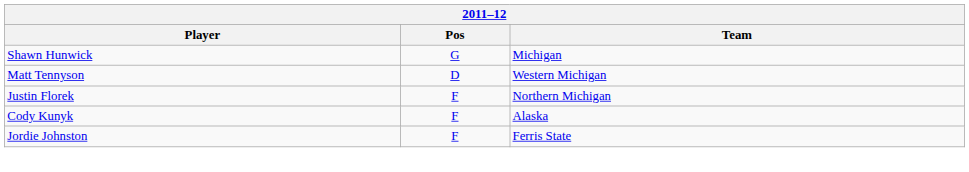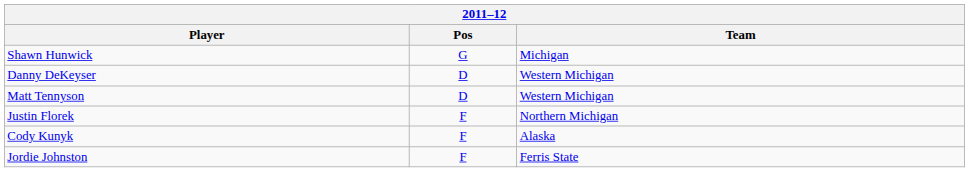+ row: (52, 75)
